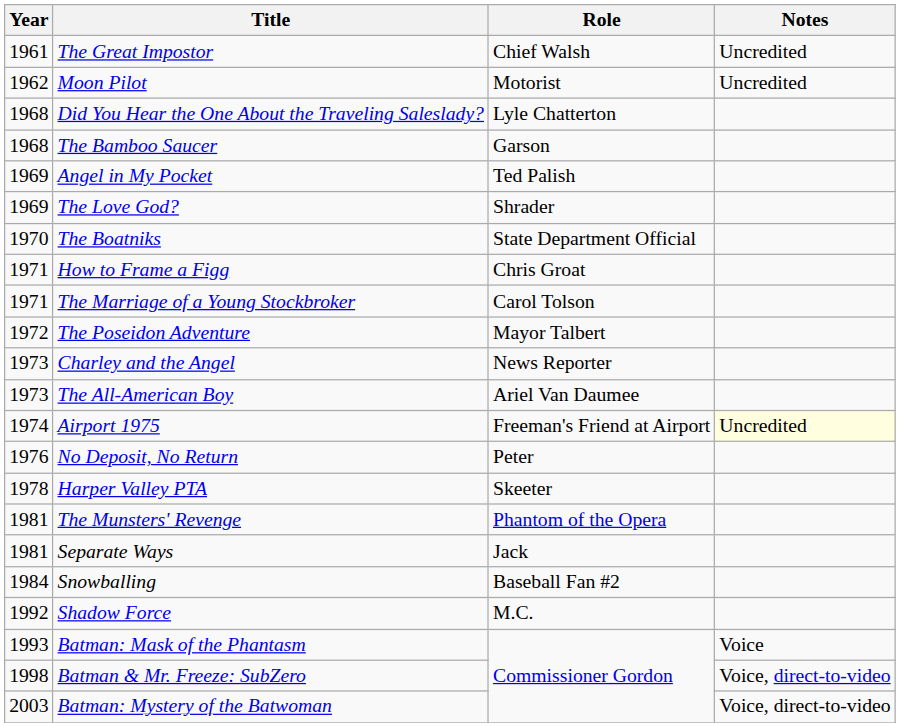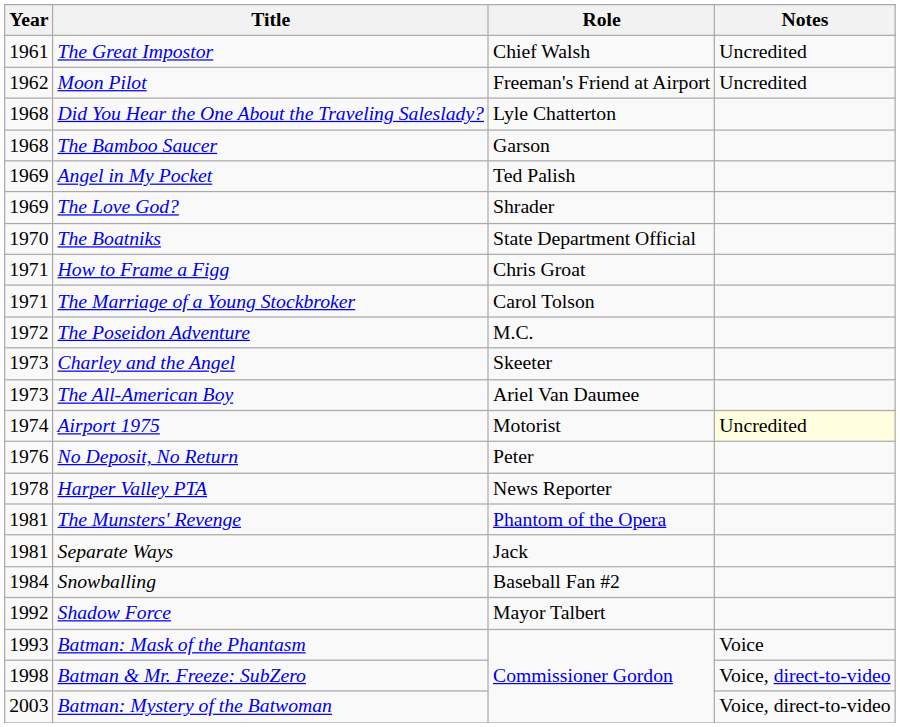(527, 82) Motorist -> (602, 82) Freeman's Friend at Airport
(549, 332) Mayor Talbert -> (513, 332) M.C.
(552, 363) News Reporter -> (523, 363) Skeeter
(602, 425) Freeman's Friend at Airport -> (527, 425) Motorist
(523, 488) Skeeter -> (552, 488) News Reporter
(513, 613) M.C. -> (549, 613) Mayor Talbert
